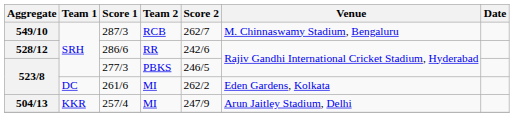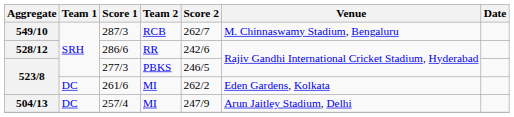(74, 103) KKR -> (70, 103) DC
